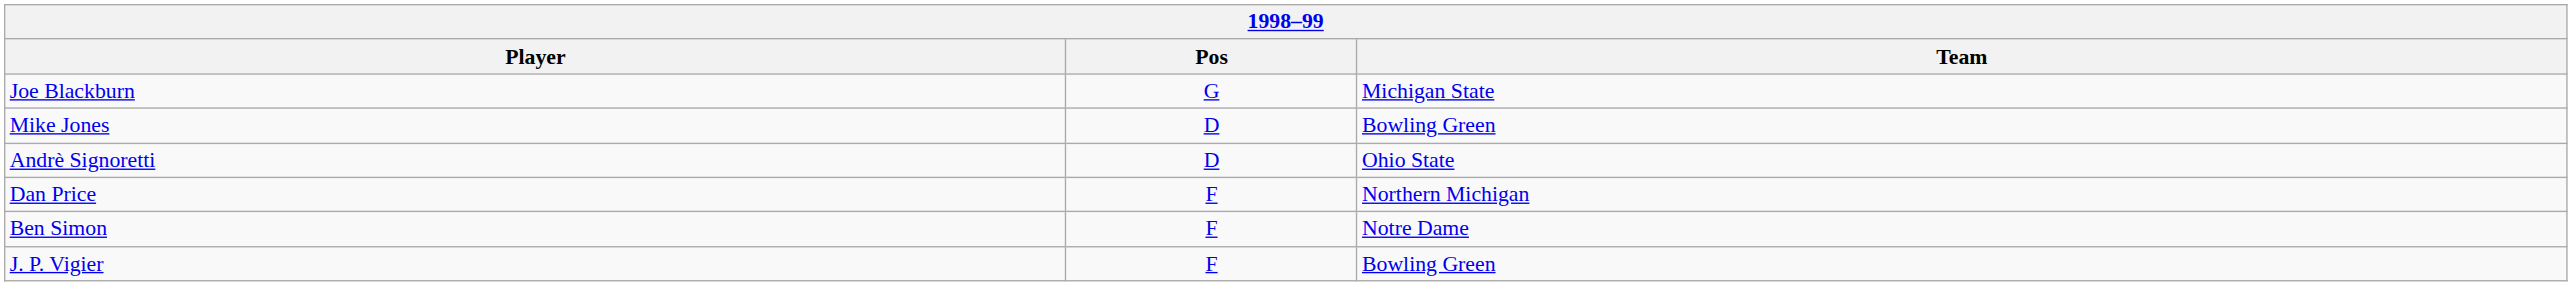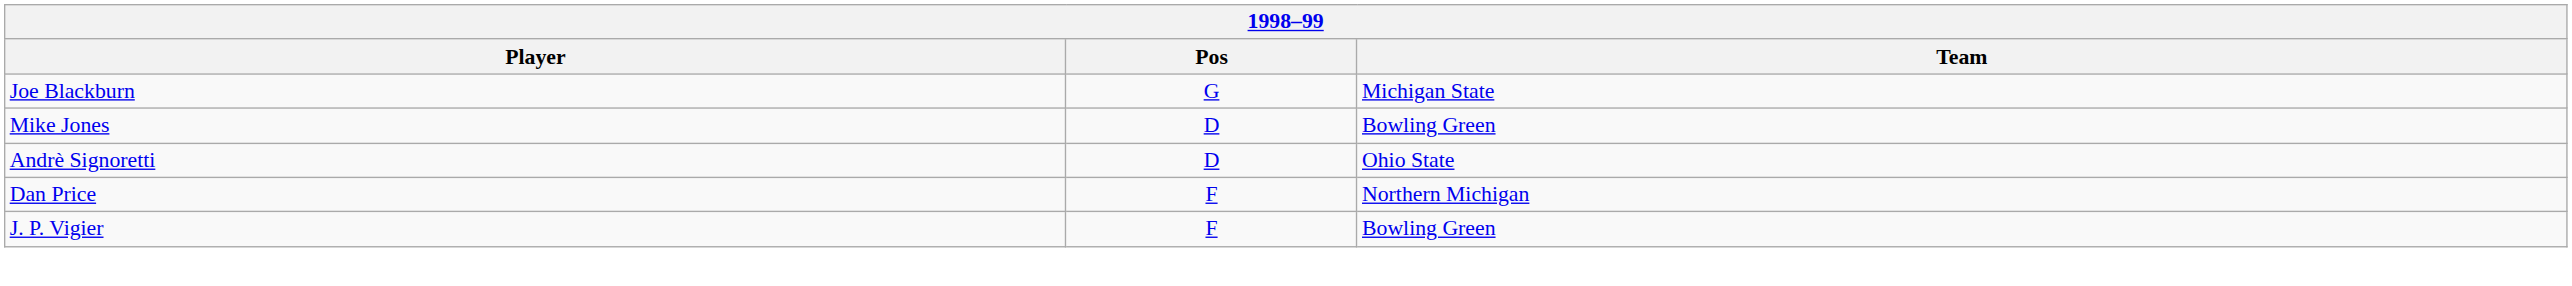- row: (58, 228)
